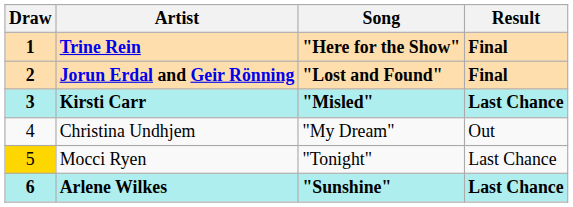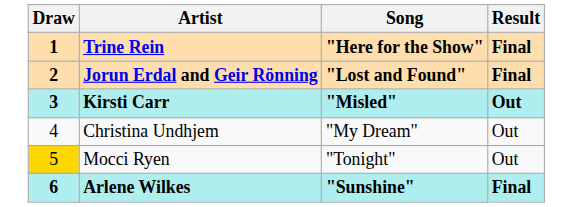(516, 103) Last Chance -> (507, 103) Out
(512, 159) Last Chance -> (505, 159) Out
(516, 187) Last Chance -> (511, 187) Final
